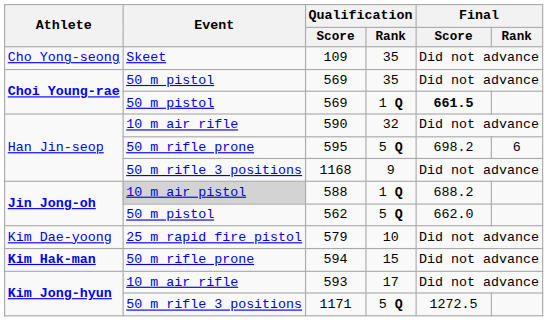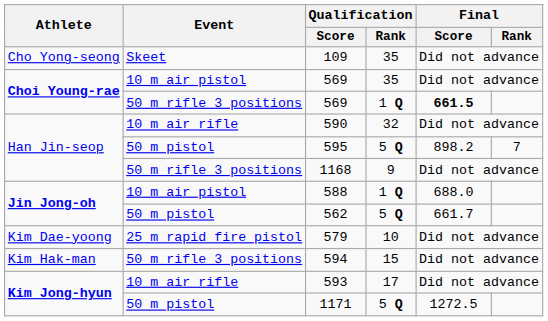(170, 80) 50 m pistol -> (186, 80) 10 m air pistol
(170, 103) 50 m pistol -> (214, 103) 50 m rifle 3 positions
(190, 147) 50 m rifle prone -> (170, 147) 50 m pistol
(454, 147) 698.2 -> (454, 147) 898.2
(517, 147) 6 -> (517, 147) 7
(186, 192) lightgrey background -> (186, 192) no background
(454, 192) 688.2 -> (454, 192) 688.0
(454, 215) 662.0 -> (454, 215) 661.7
(52, 259) bold -> (52, 259) normal
(190, 259) 50 m rifle prone -> (214, 259) 50 m rifle 3 positions
(214, 304) 50 m rifle 3 positions -> (170, 304) 50 m pistol
